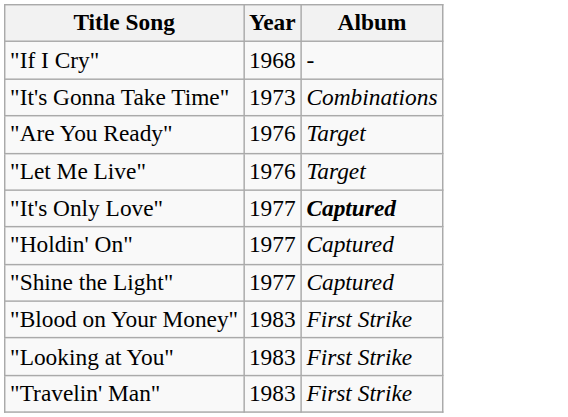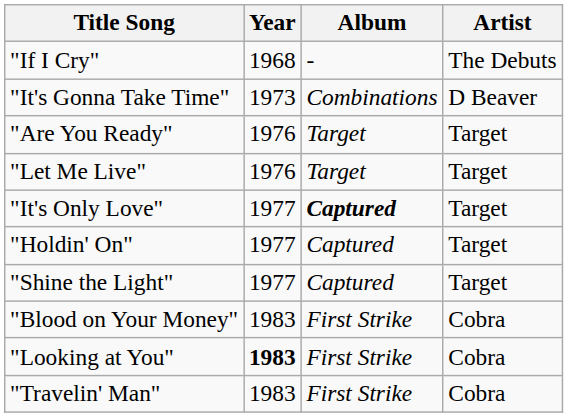+ column: (502, 23)
(272, 356) normal -> (272, 356) bold
